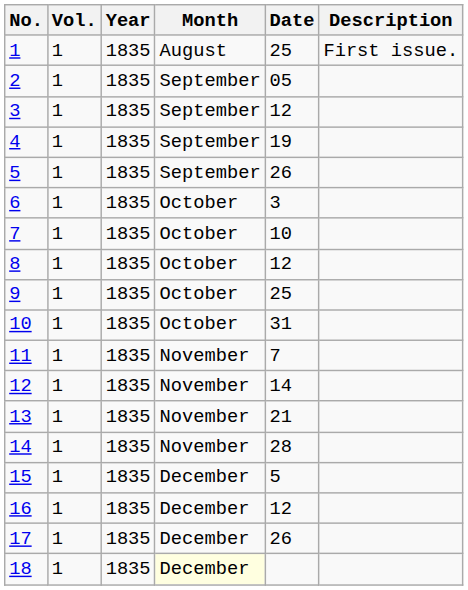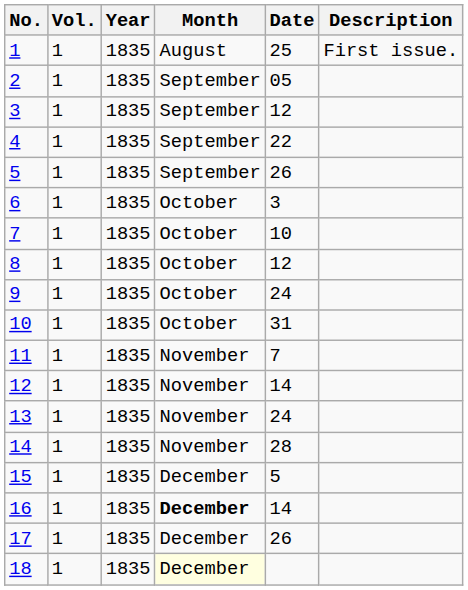(281, 142) 19 -> (281, 142) 22
(281, 295) 25 -> (281, 295) 24
(281, 417) 21 -> (281, 417) 24
(204, 508) normal -> (204, 508) bold
(281, 508) 12 -> (281, 508) 14
